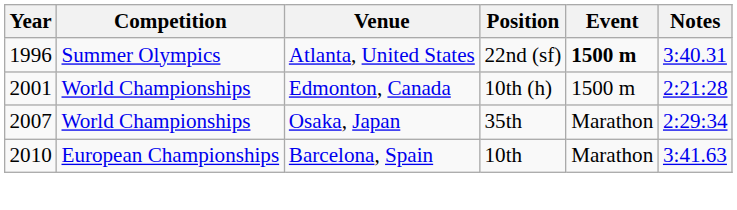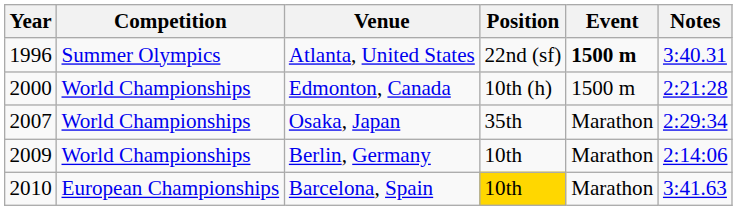(31, 88) 2001 -> (31, 88) 2000
+ row: (360, 155)
(503, 155) no background -> (503, 188) gold background
